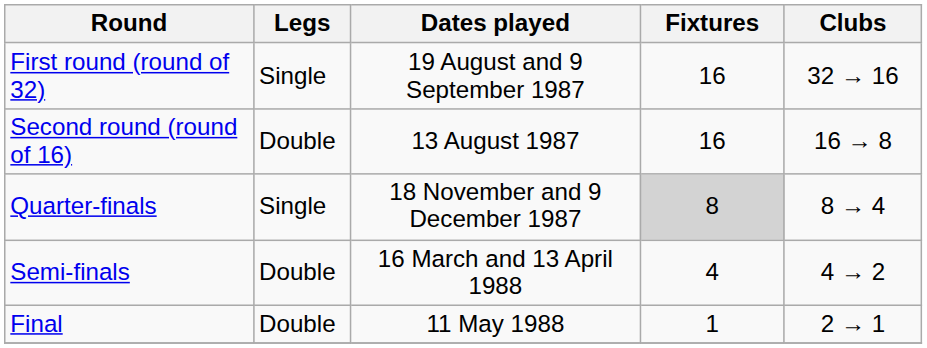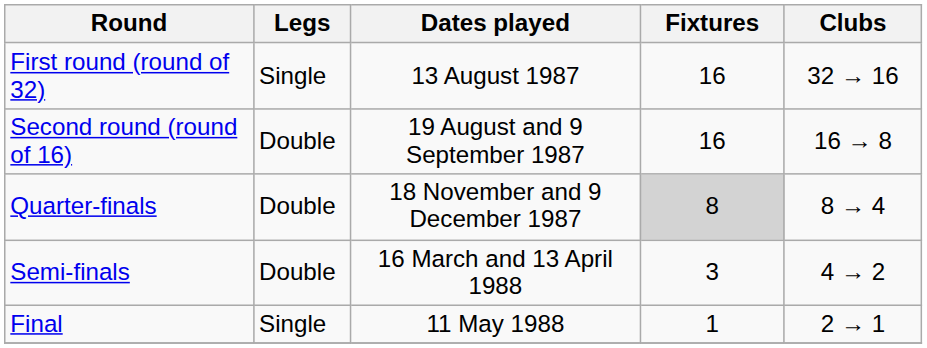(495, 75) 19 August and 9 September 1987 -> (495, 75) 13 August 1987
(495, 141) 13 August 1987 -> (495, 141) 19 August and 9 September 1987
(293, 206) Single -> (297, 206) Double
(712, 272) 4 -> (712, 272) 3
(297, 323) Double -> (293, 323) Single
